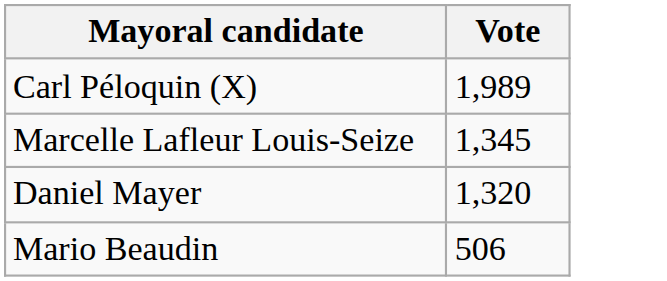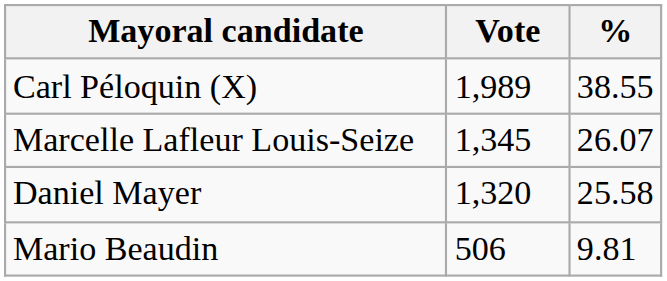+ column: (615, 31)
